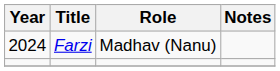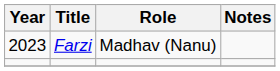(27, 44) 2024 -> (27, 44) 2023
